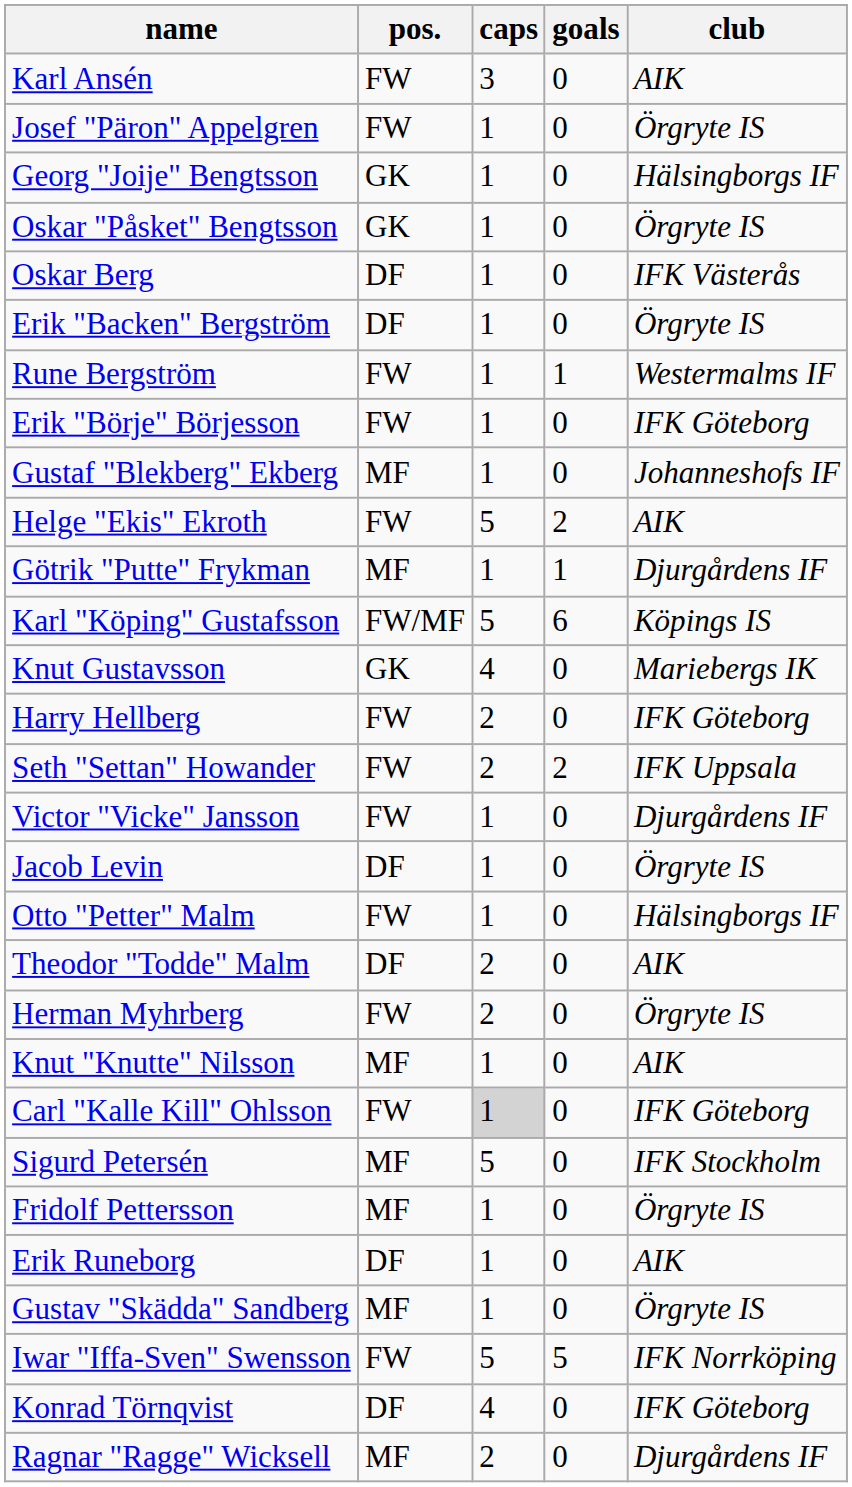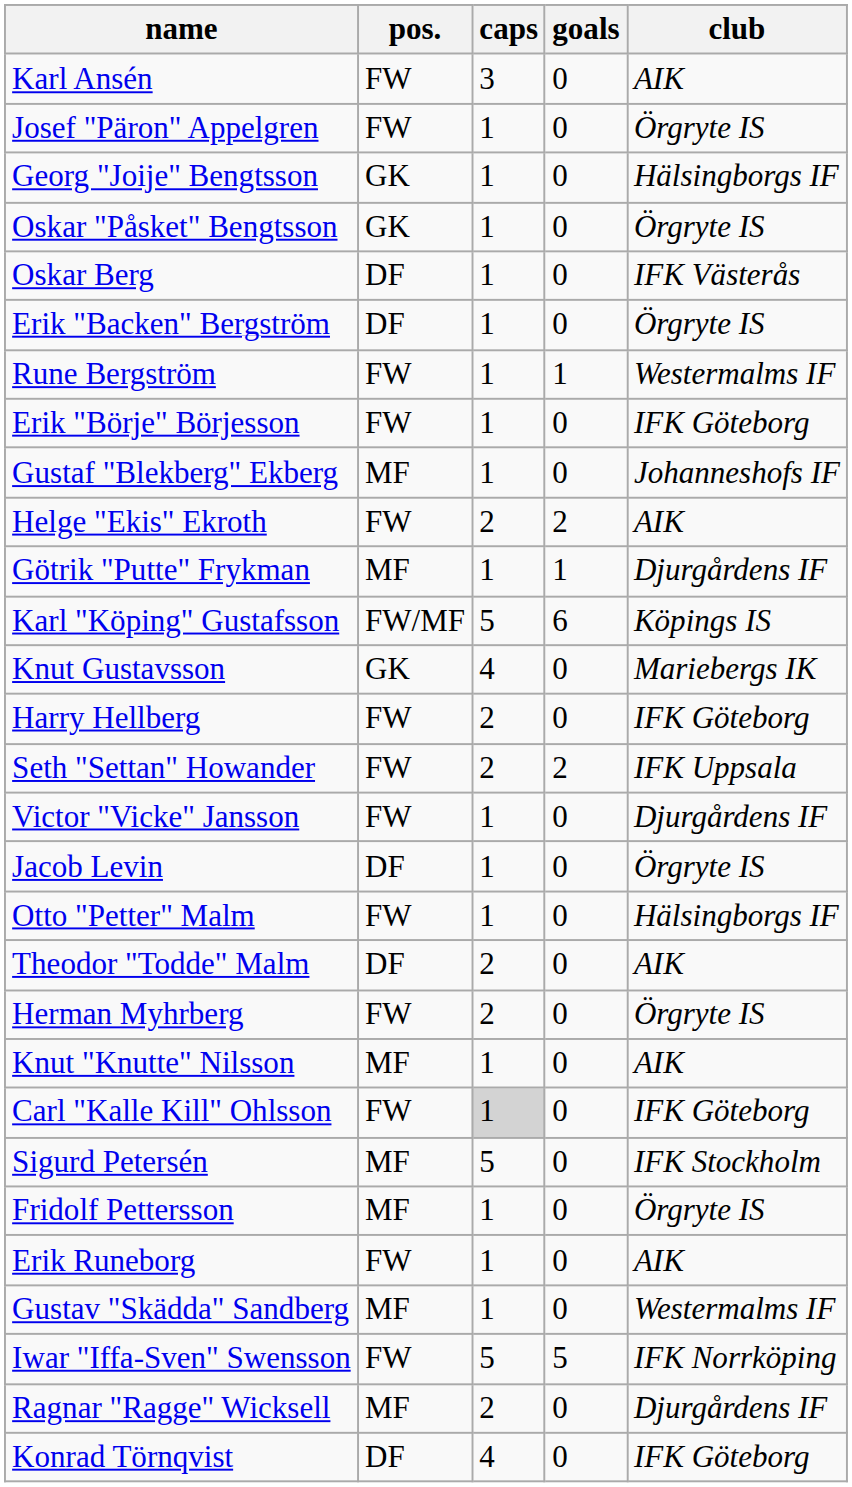(487, 521) 5 -> (487, 521) 2
(385, 1259) DF -> (388, 1259) FW
(699, 1309) Örgryte IS -> (735, 1309) Westermalms IF
rows swapped: (123, 1407) <-> (171, 1456)
